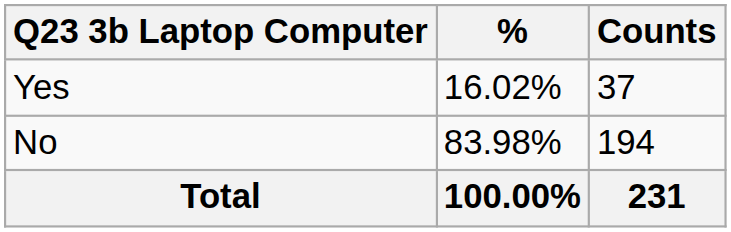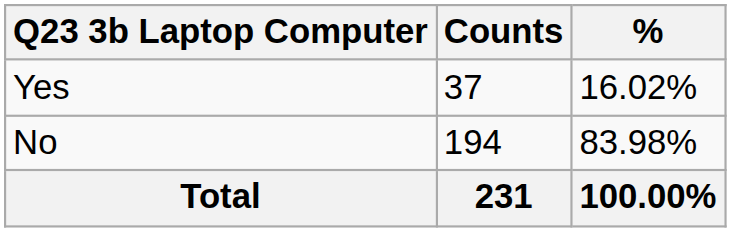columns swapped: (657, 32) <-> (512, 32)
